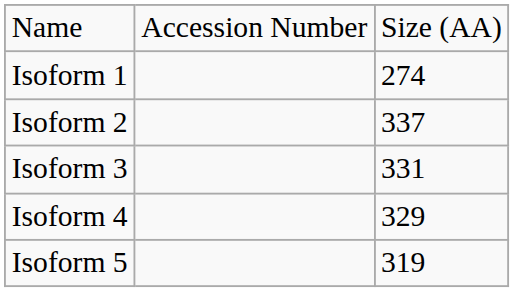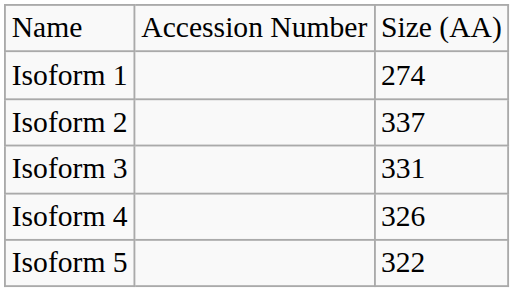(403, 215) 329 -> (403, 215) 326
(403, 262) 319 -> (403, 262) 322
